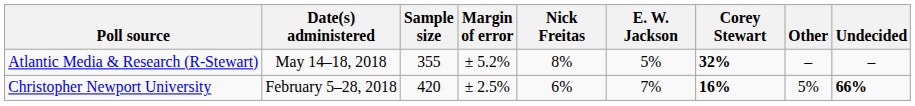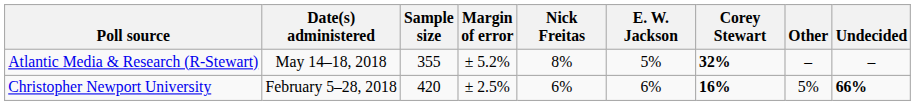(651, 88) 7% -> (651, 88) 6%
